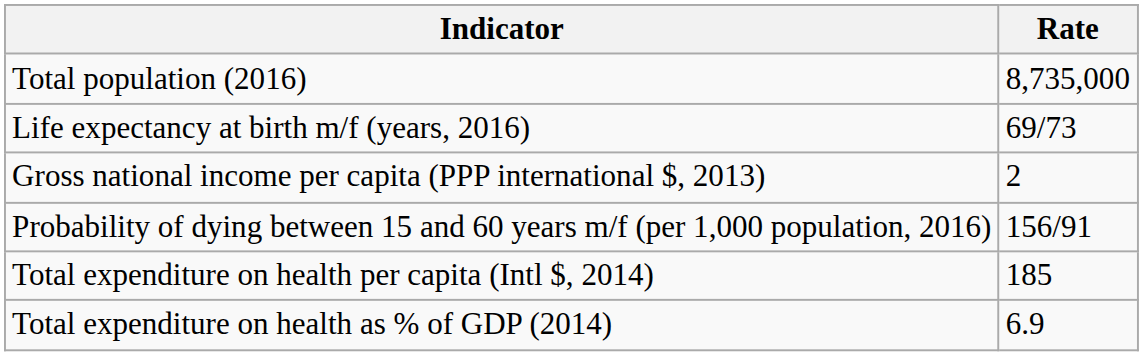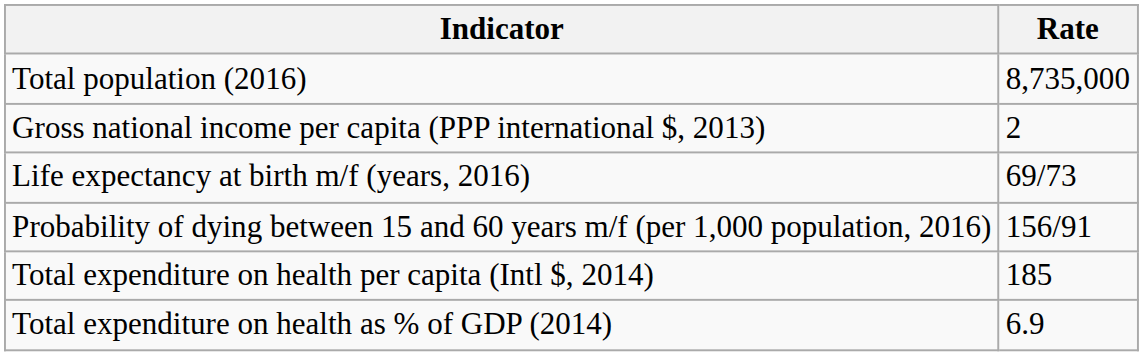rows swapped: (389, 176) <-> (271, 127)
